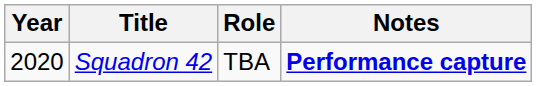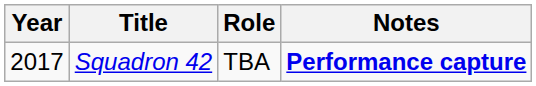(37, 61) 2020 -> (37, 61) 2017
